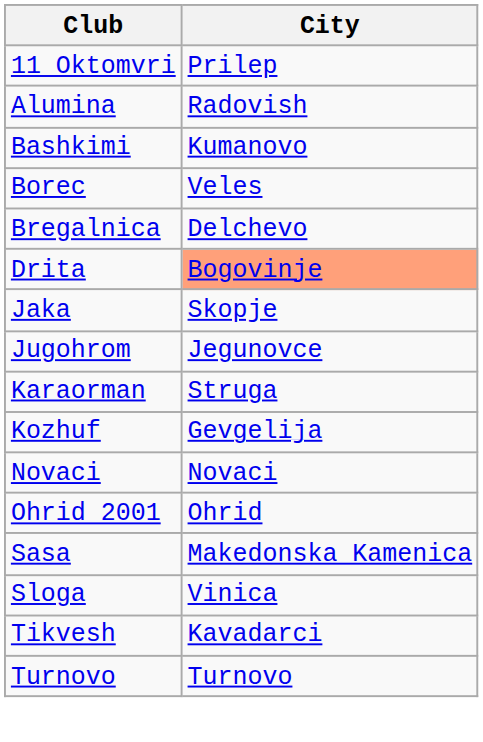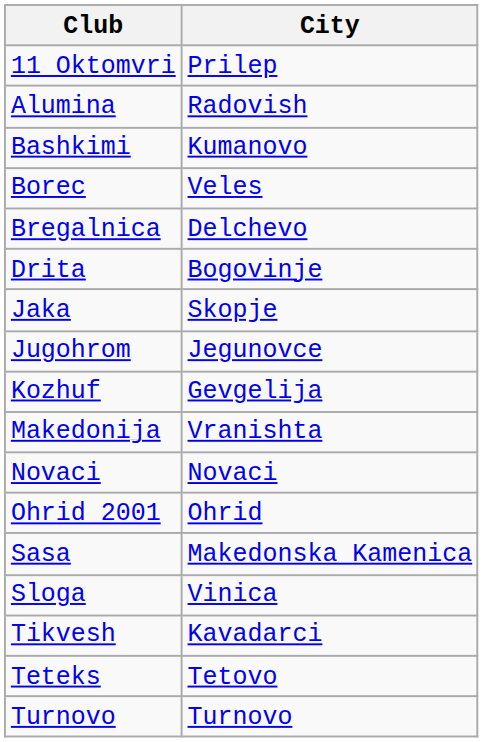(255, 269) lightsalmon background -> (255, 269) no background
- row: (78, 391)
+ row: (86, 432)
+ row: (56, 676)
